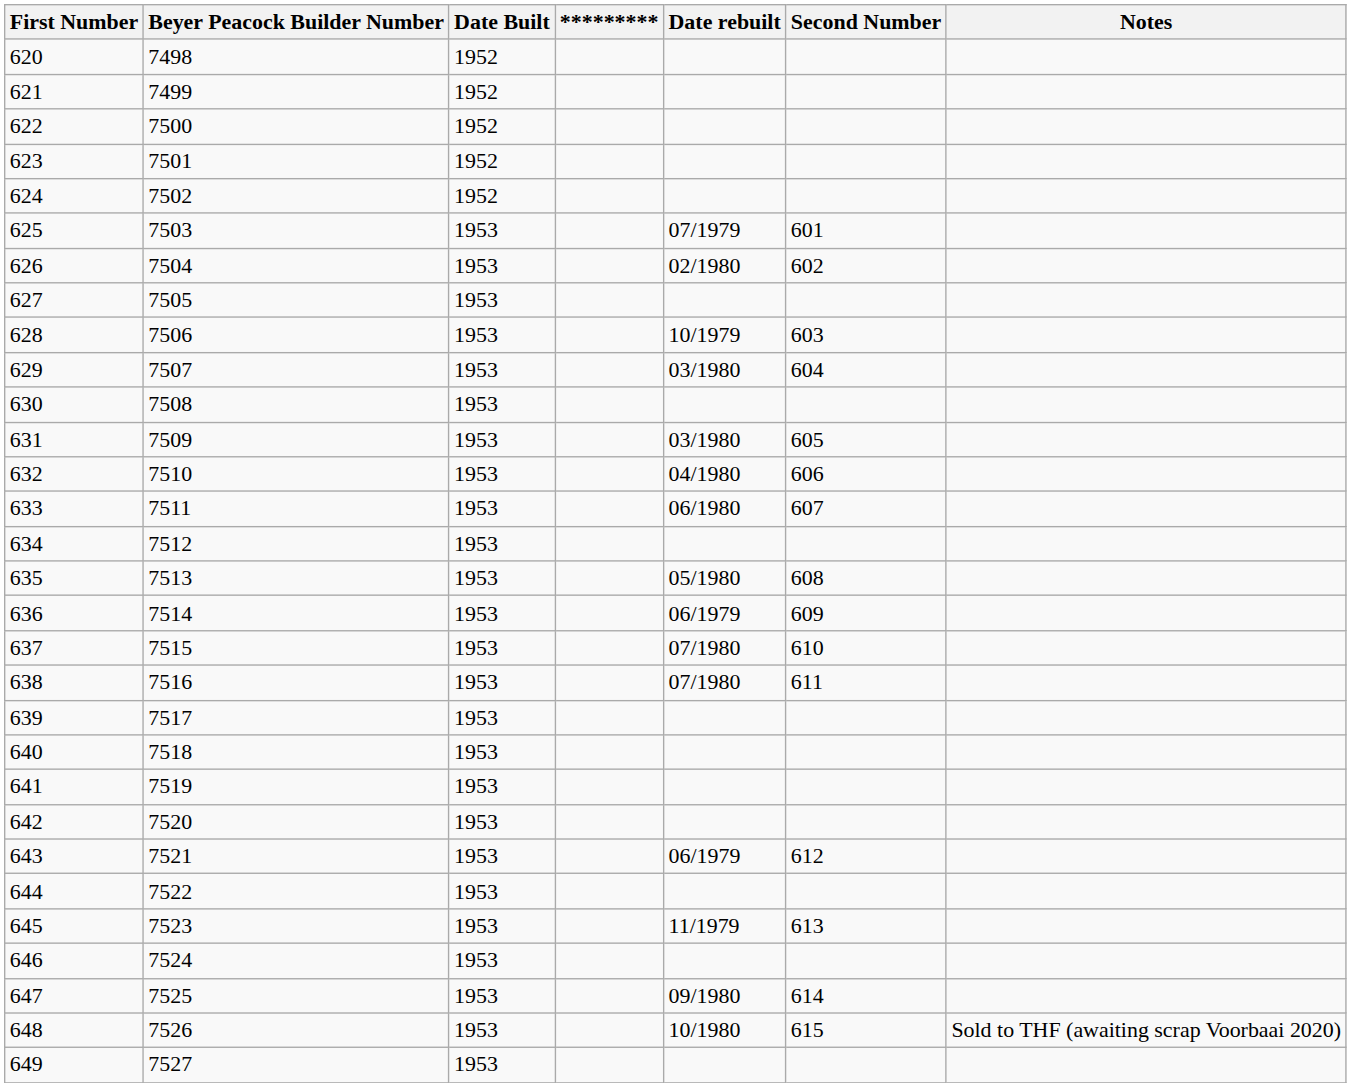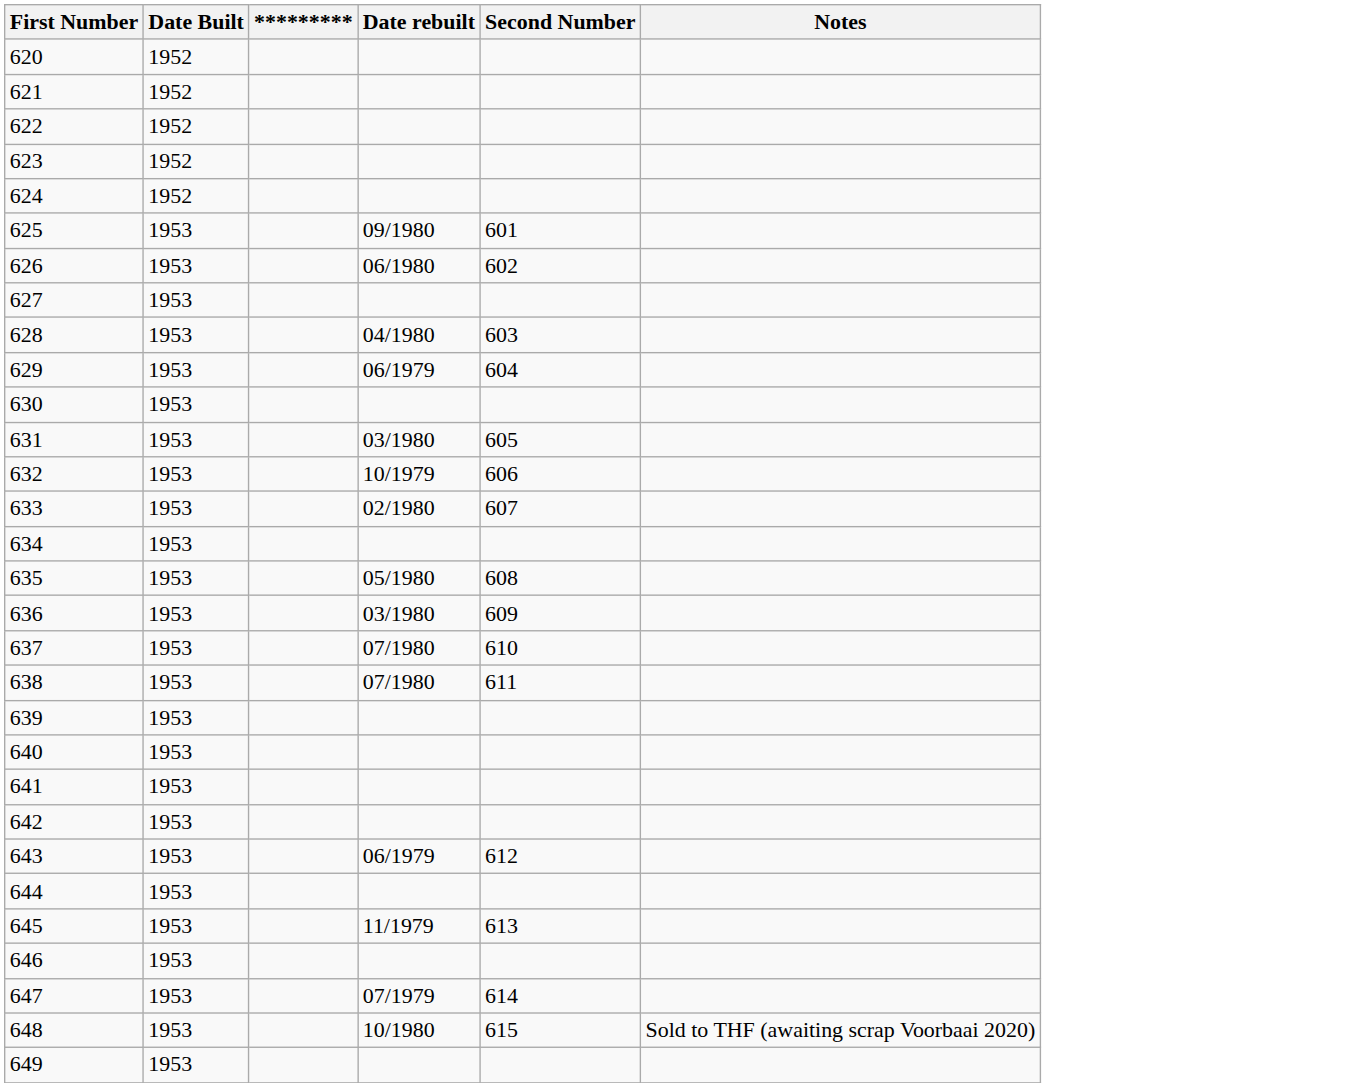- column: (296, 21)
(704, 230) 07/1979 -> (399, 230) 09/1980
(704, 265) 02/1980 -> (399, 265) 06/1980
(704, 334) 10/1979 -> (399, 334) 04/1980
(704, 369) 03/1980 -> (399, 369) 06/1979
(704, 473) 04/1980 -> (399, 473) 10/1979
(704, 508) 06/1980 -> (399, 508) 02/1980
(704, 612) 06/1979 -> (399, 612) 03/1980
(704, 995) 09/1980 -> (399, 995) 07/1979
